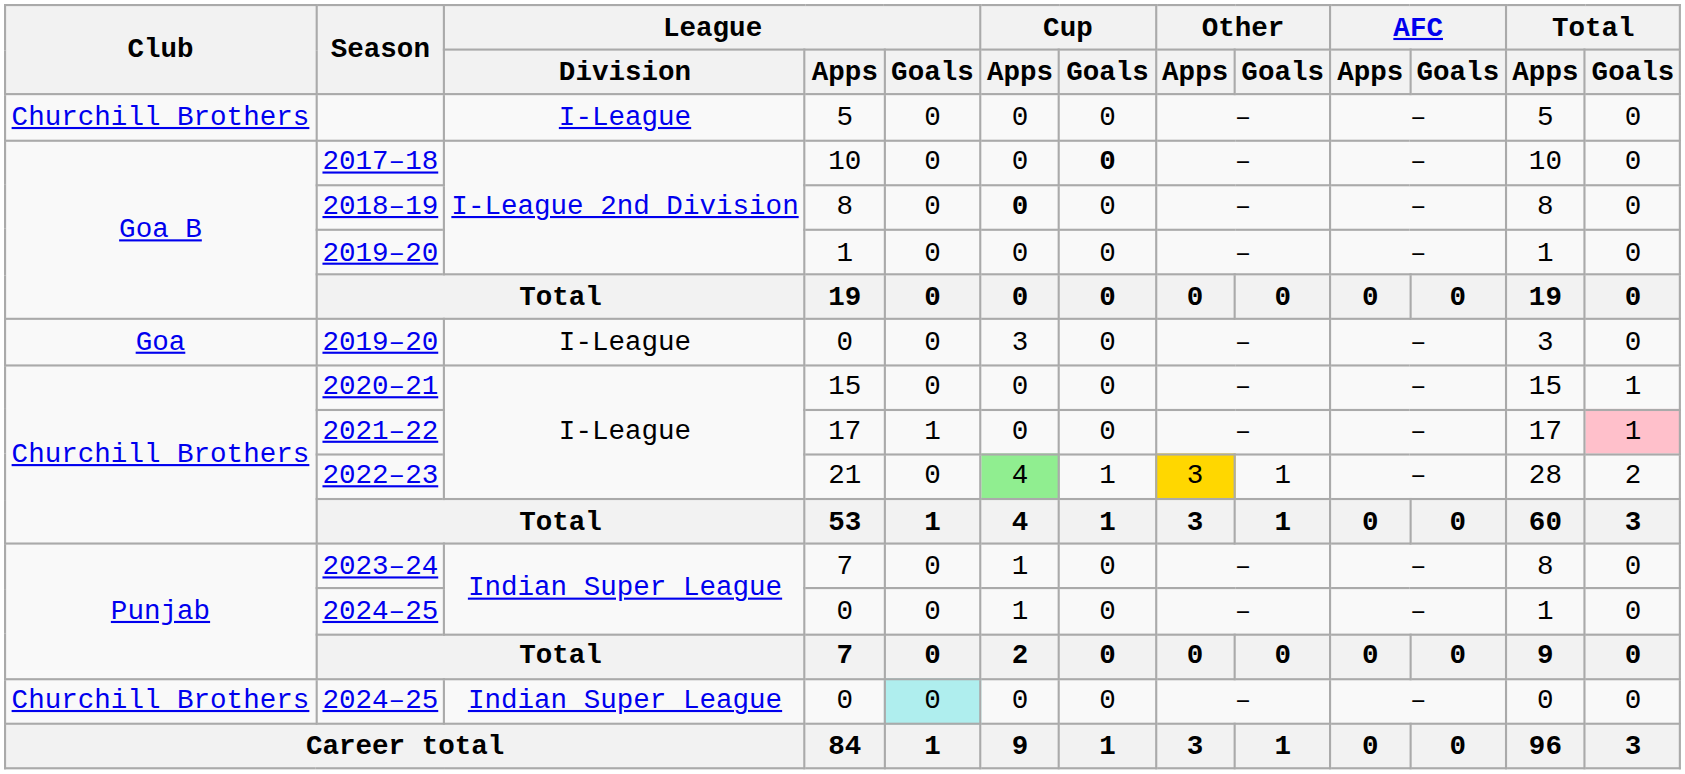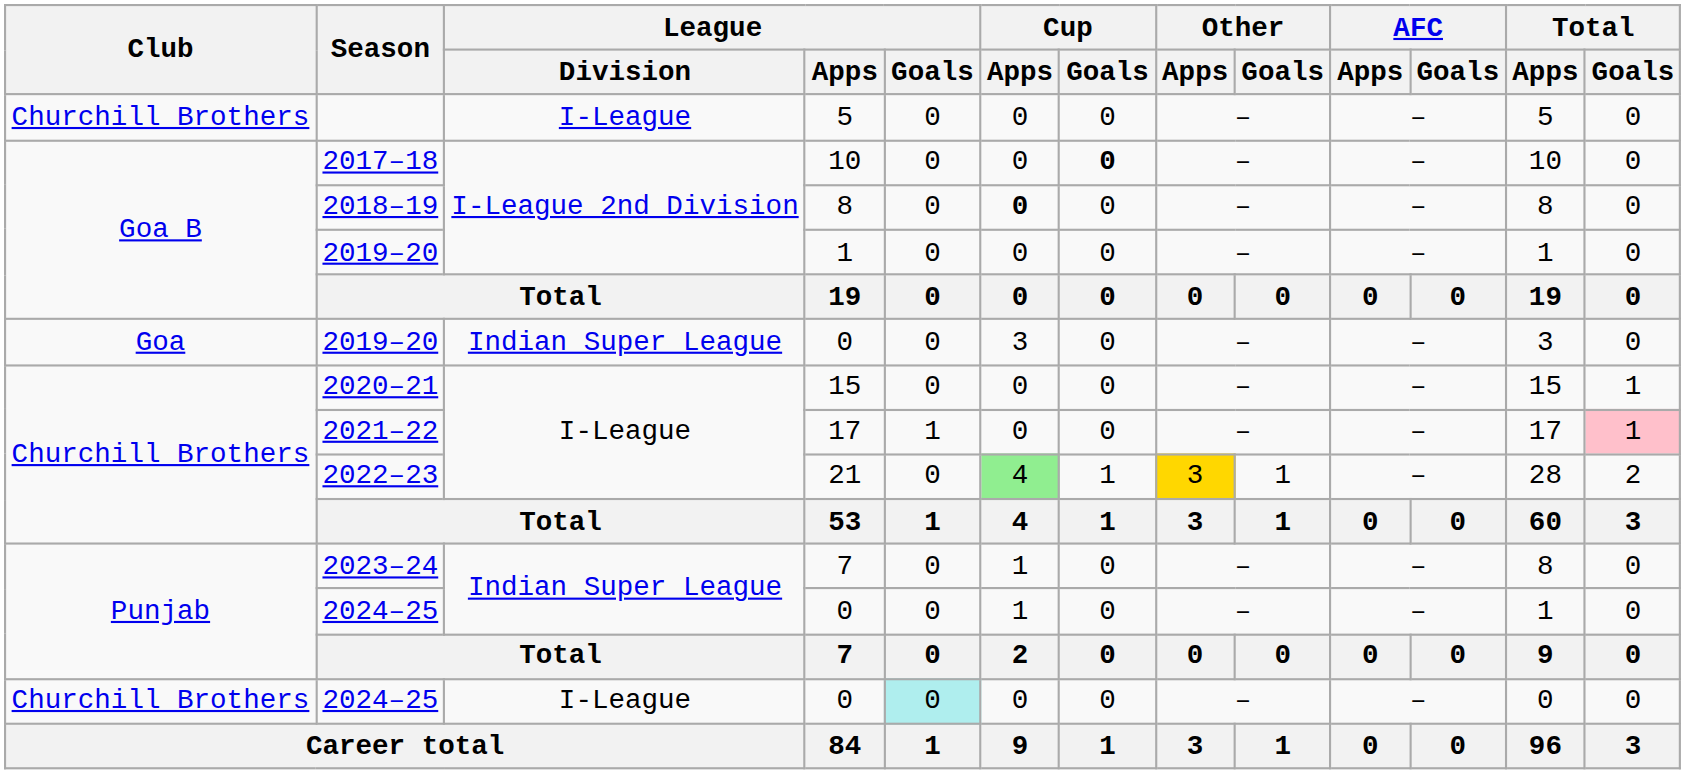(625, 342) I-League -> (625, 342) Indian Super League
(625, 701) Indian Super League -> (625, 701) I-League
